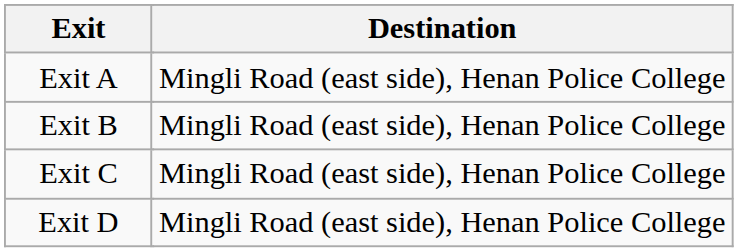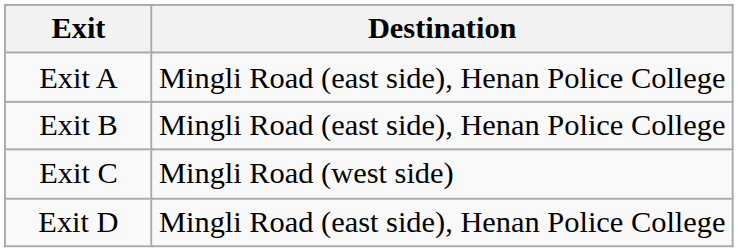(442, 173) Mingli Road (east side), Henan Police College -> (306, 173) Mingli Road (west side)
